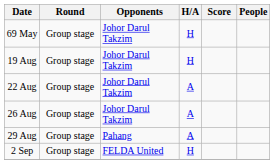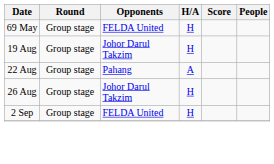(126, 33) Johor Darul Takzim -> (133, 28) FELDA United
(126, 87) Johor Darul Takzim -> (117, 70) Pahang
(190, 114) A -> (190, 92) H
- row: (22, 135)
